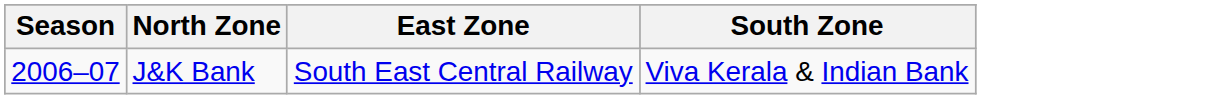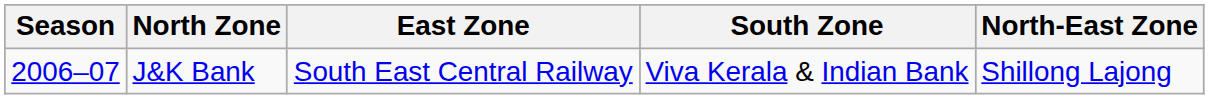+ column: (1090, 26)
